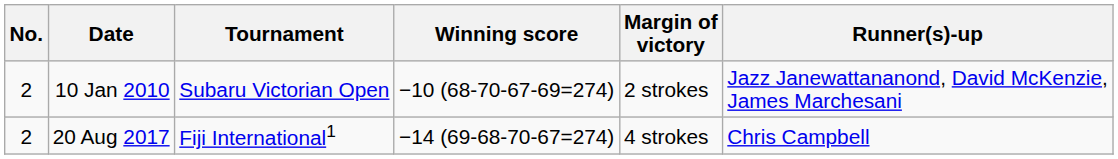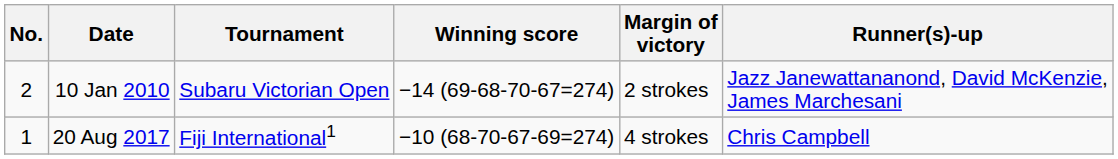(507, 89) −10 (68-70-67-69=274) -> (507, 89) −14 (69-68-70-67=274)
(26, 136) 2 -> (26, 136) 1
(507, 136) −14 (69-68-70-67=274) -> (507, 136) −10 (68-70-67-69=274)
